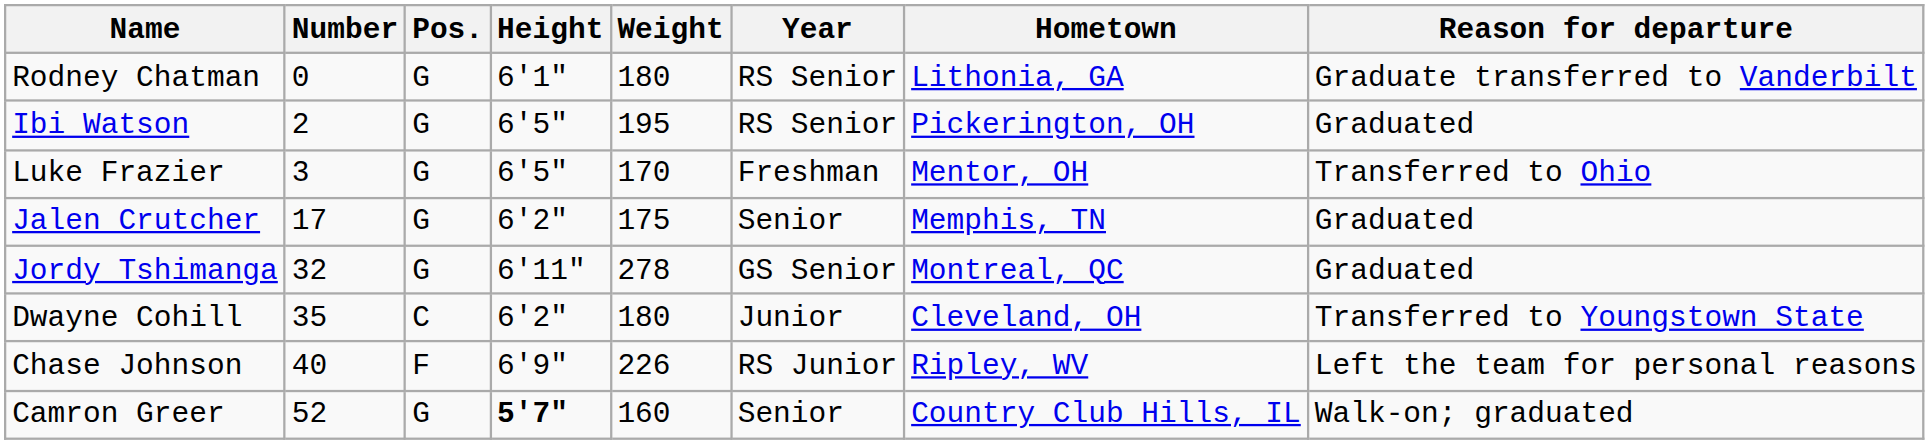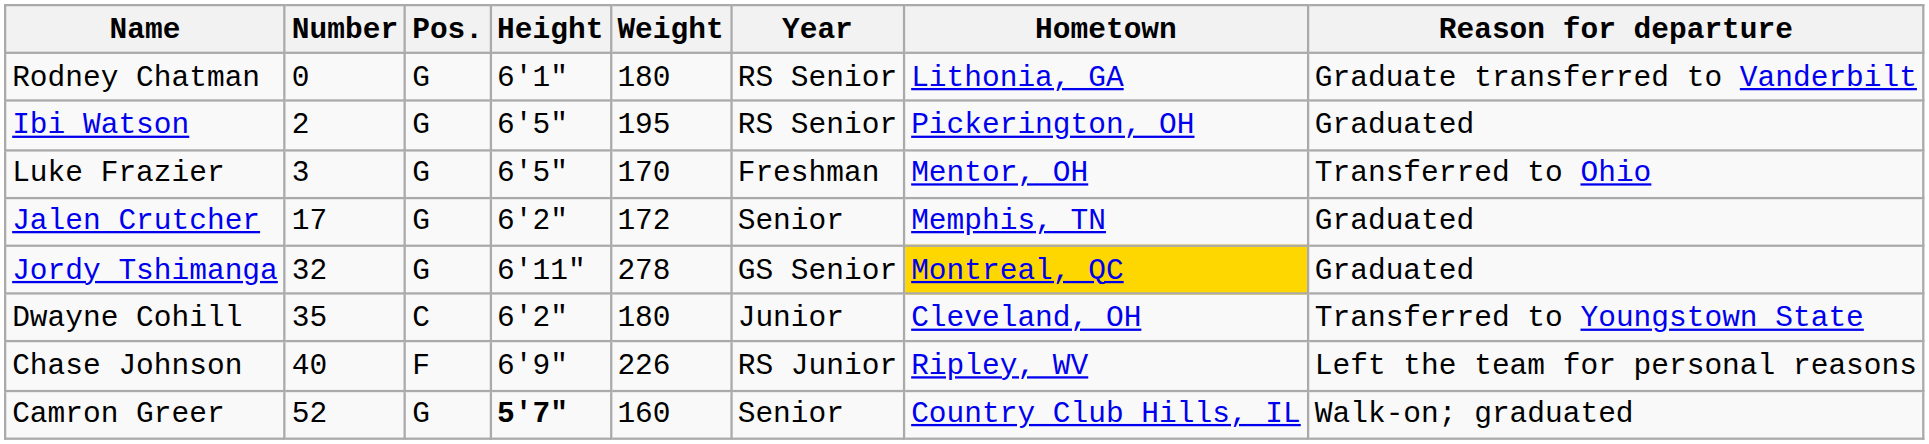(644, 222) 175 -> (644, 222) 172
(1017, 270) no background -> (1017, 270) gold background
